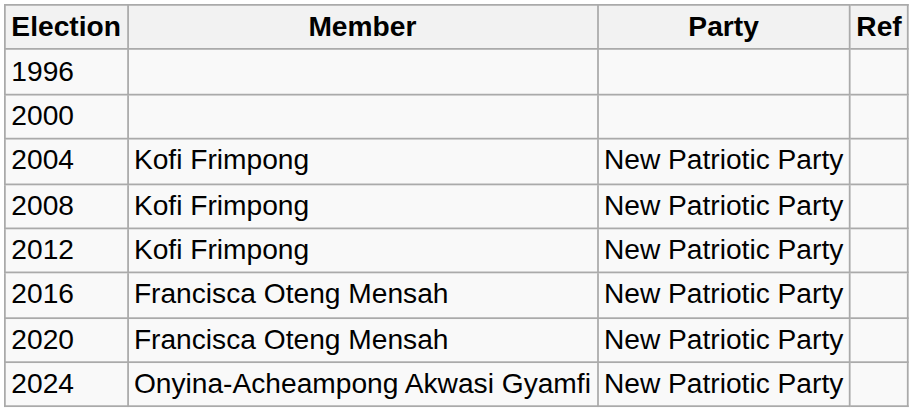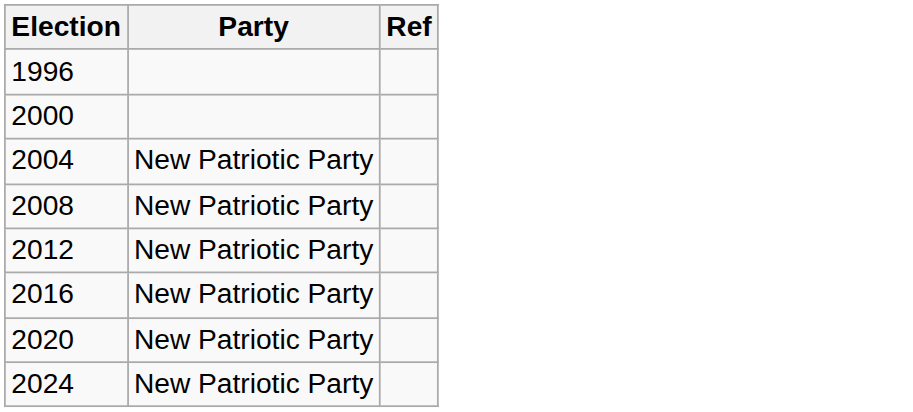- column: (362, 26)
